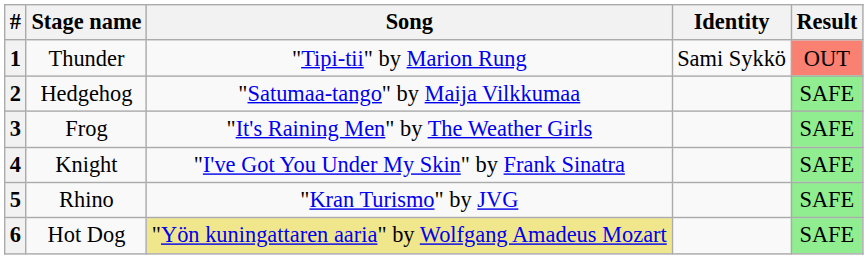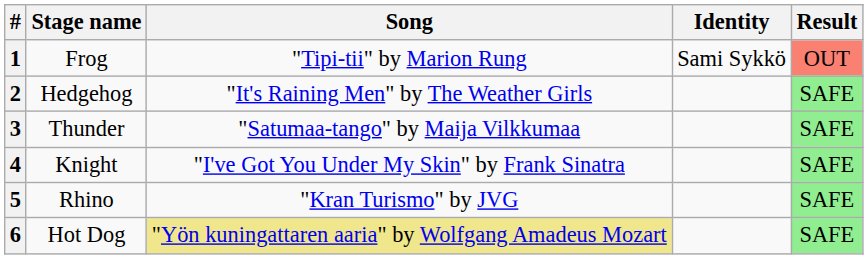(86, 57) Thunder -> (86, 57) Frog
(409, 93) "Satumaa-tango" by Maija Vilkkumaa -> (409, 93) "It's Raining Men" by The Weather Girls
(86, 128) Frog -> (86, 128) Thunder
(409, 128) "It's Raining Men" by The Weather Girls -> (409, 128) "Satumaa-tango" by Maija Vilkkumaa
